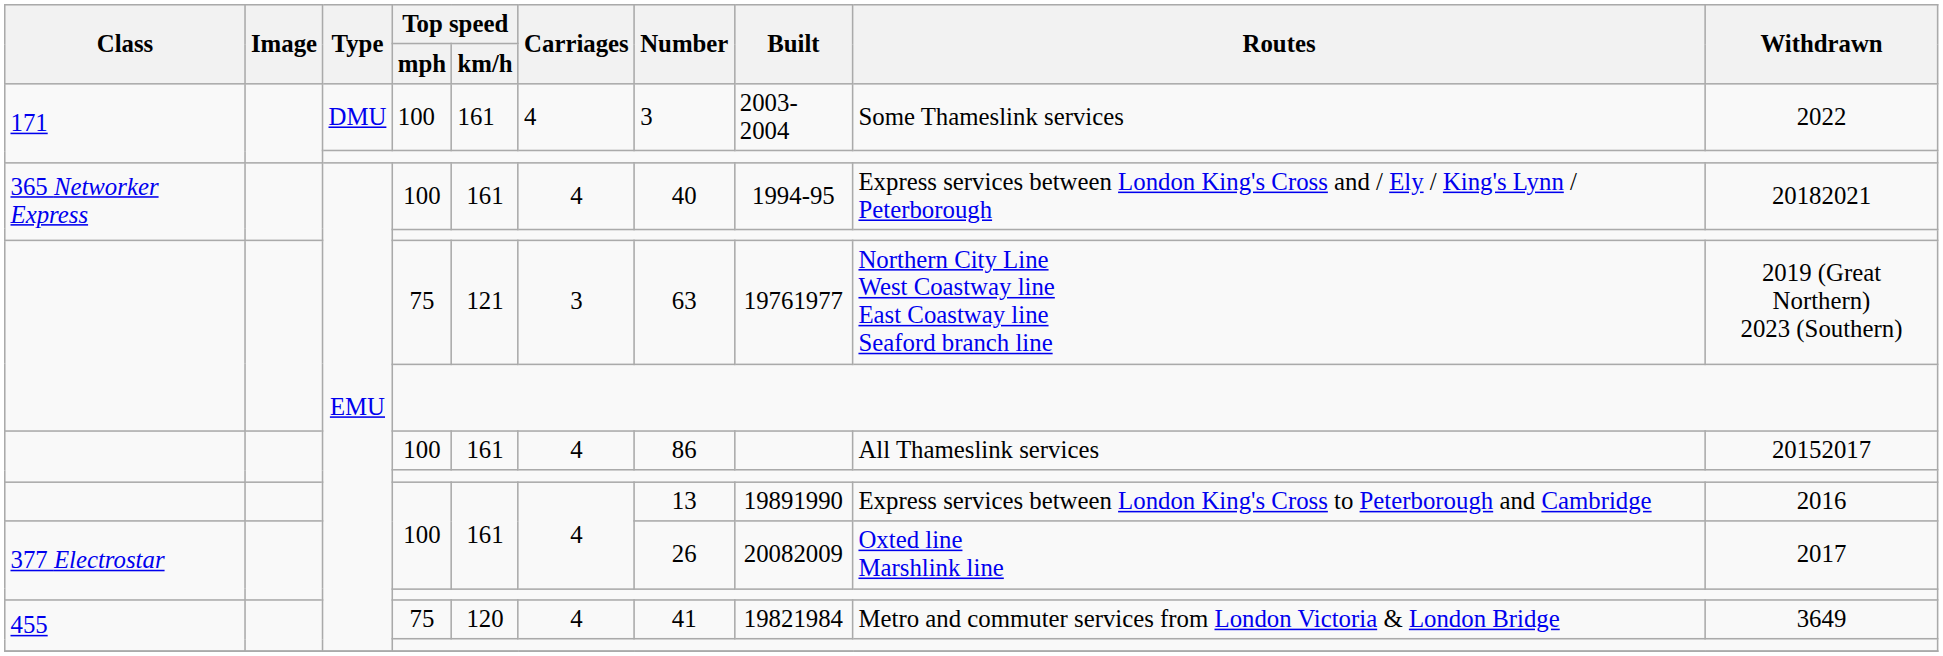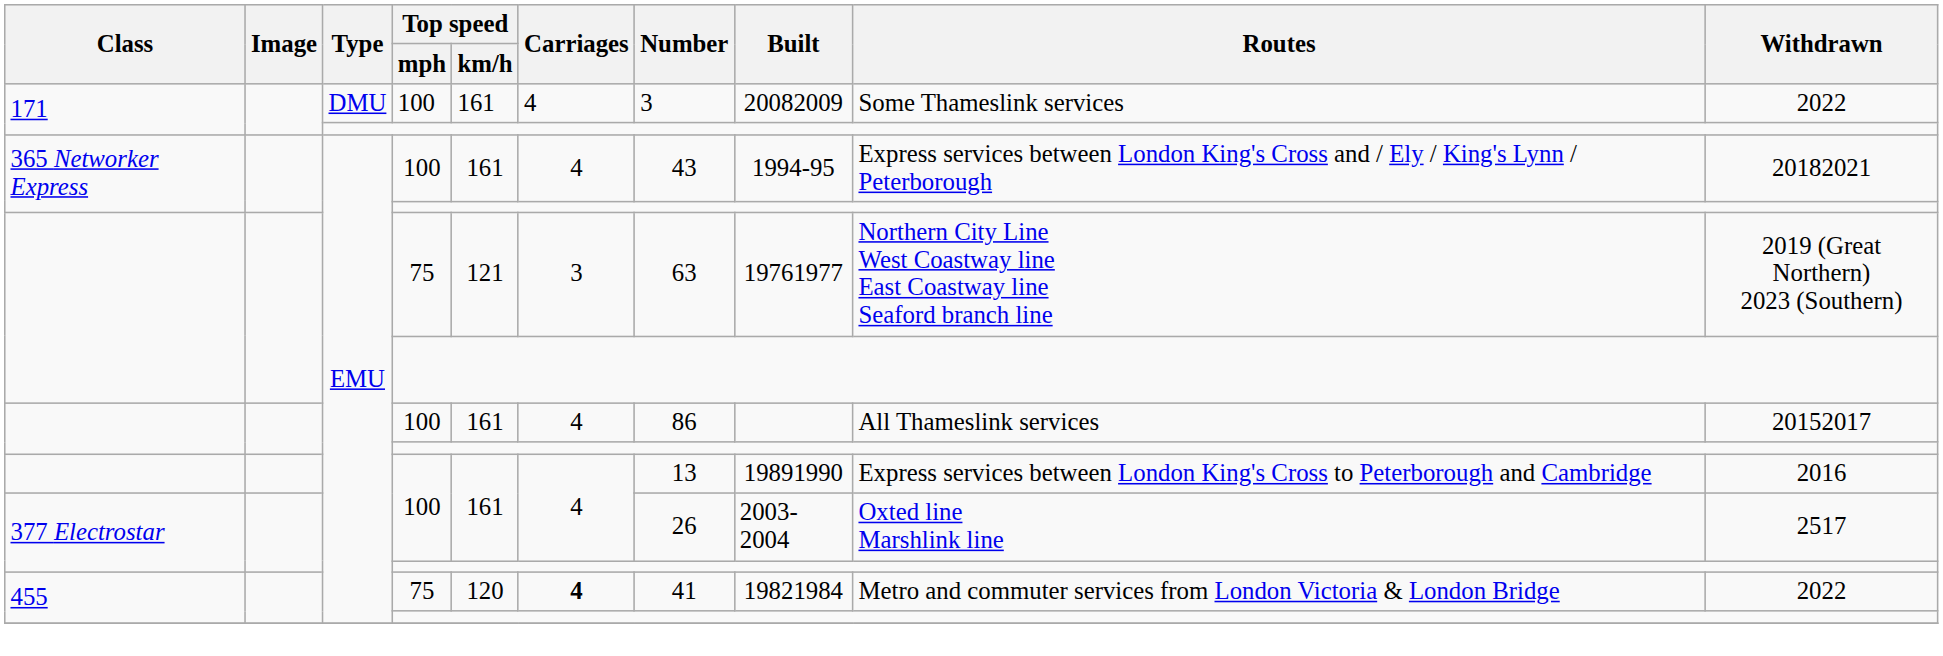(769, 116) 2003-2004 -> (793, 102) 20082009
(684, 195) 40 -> (684, 167) 43
(793, 554) 20082009 -> (769, 526) 2003-2004
(1821, 554) 2017 -> (1821, 526) 2517
(576, 619) normal -> (576, 591) bold
(1821, 619) 3649 -> (1821, 591) 2022
